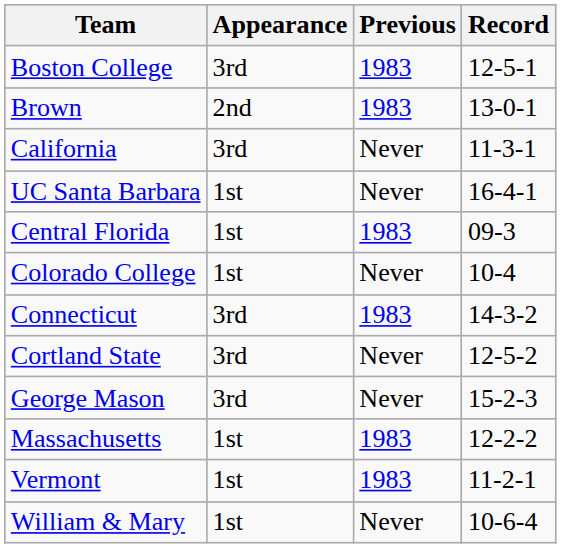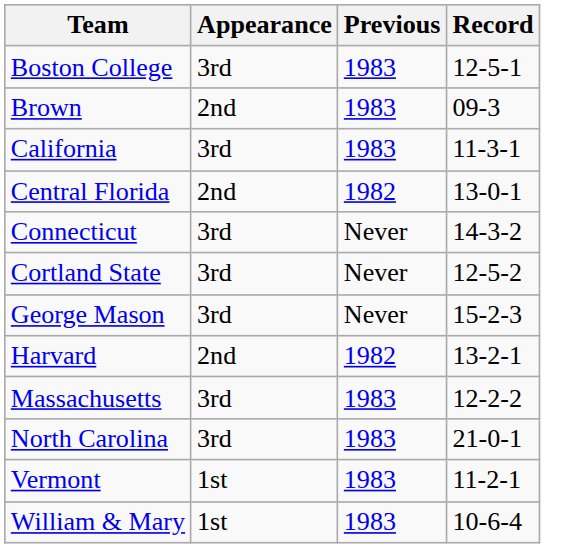(503, 107) 13-0-1 -> (476, 107) 09-3
(391, 149) Never -> (370, 149) 1983
- row: (106, 190)
(228, 231) 1st -> (217, 190) 2nd
(385, 231) 1983 -> (370, 190) 1982
(492, 231) 09-3 -> (487, 190) 13-0-1
- row: (103, 273)
(385, 314) 1983 -> (376, 231) Never
+ row: (54, 356)
(228, 438) 1st -> (214, 397) 3rd
+ row: (89, 438)
(391, 521) Never -> (370, 521) 1983
